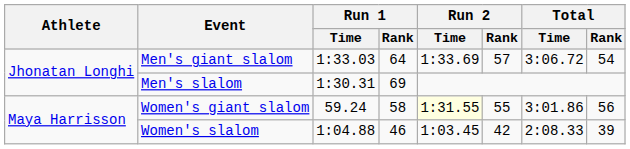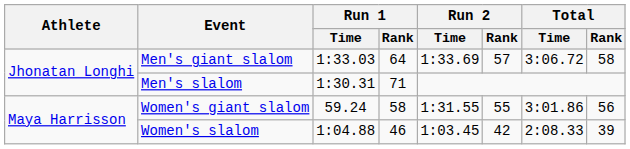(606, 61) 54 -> (606, 61) 58
(398, 84) 69 -> (398, 84) 71
(450, 108) lightyellow background -> (450, 108) no background
